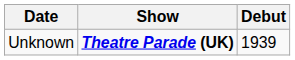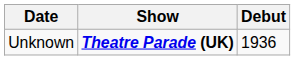(259, 42) 1939 -> (259, 42) 1936
